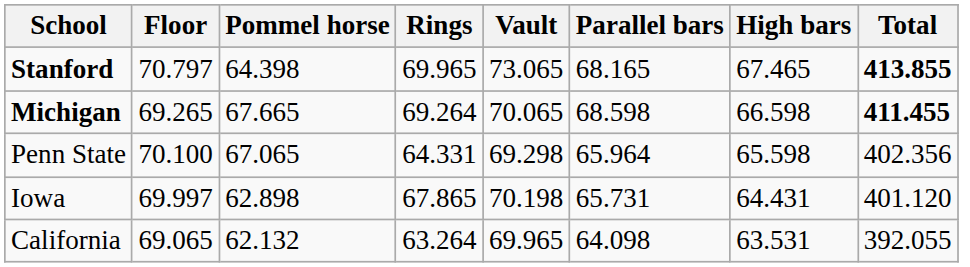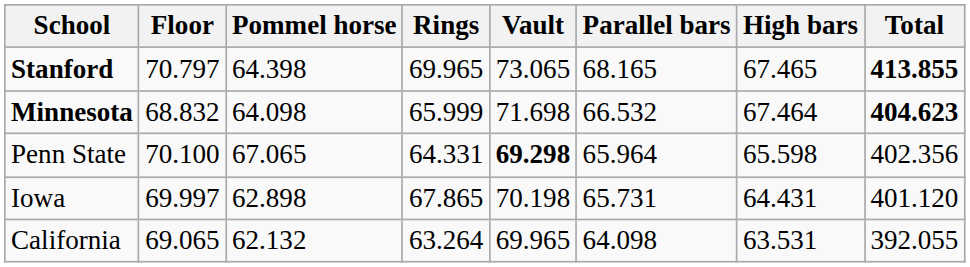- row: (66, 111)
+ row: (72, 111)
(526, 154) normal -> (533, 154) bold
